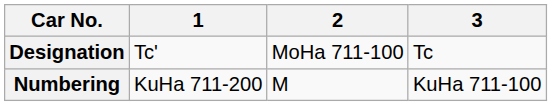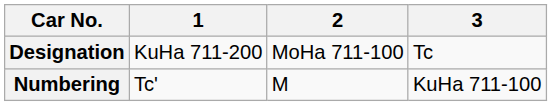(146, 52) Tc' -> (198, 52) KuHa 711-200
(198, 84) KuHa 711-200 -> (146, 84) Tc'
